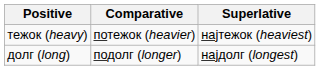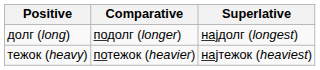rows swapped: (47, 34) <-> (39, 55)
